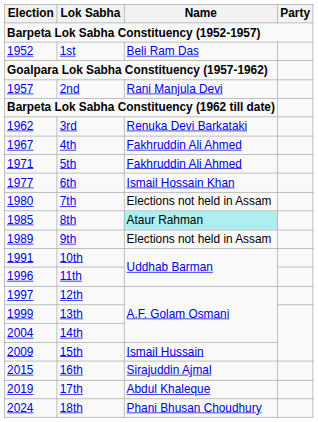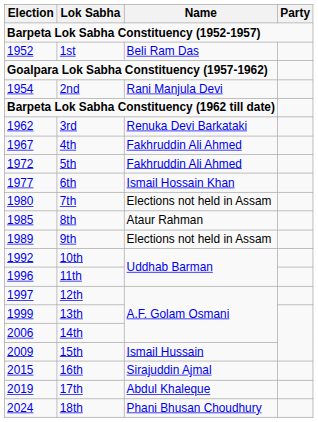(20, 88) 1957 -> (20, 88) 1954
(20, 164) 1971 -> (20, 164) 1972
(165, 220) paleturquoise background -> (165, 220) no background
(20, 257) 1991 -> (20, 257) 1992
(20, 333) 2004 -> (20, 333) 2006
